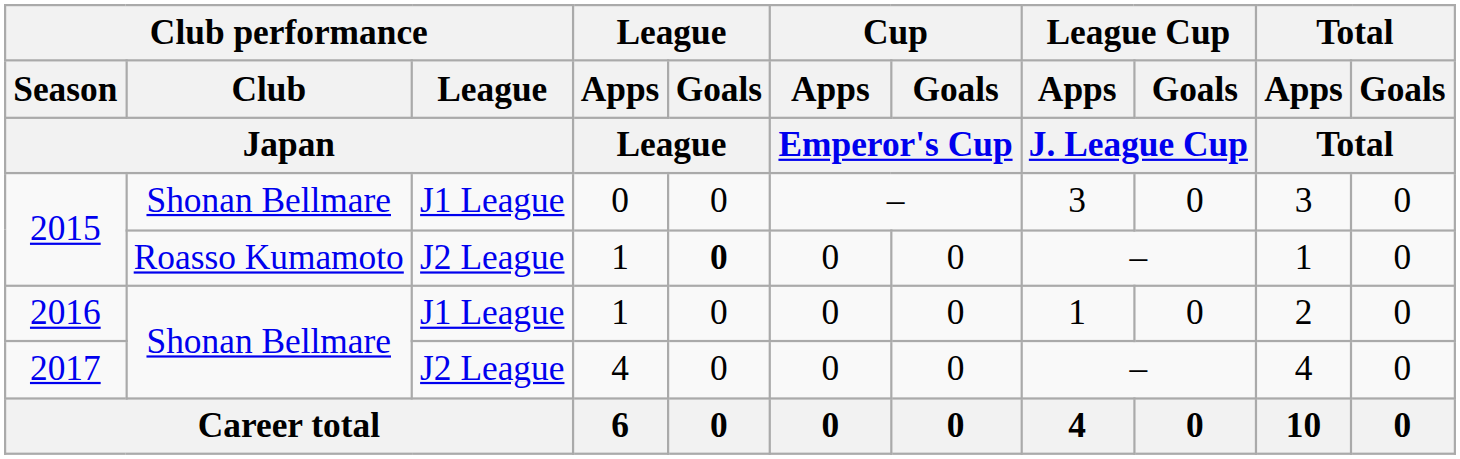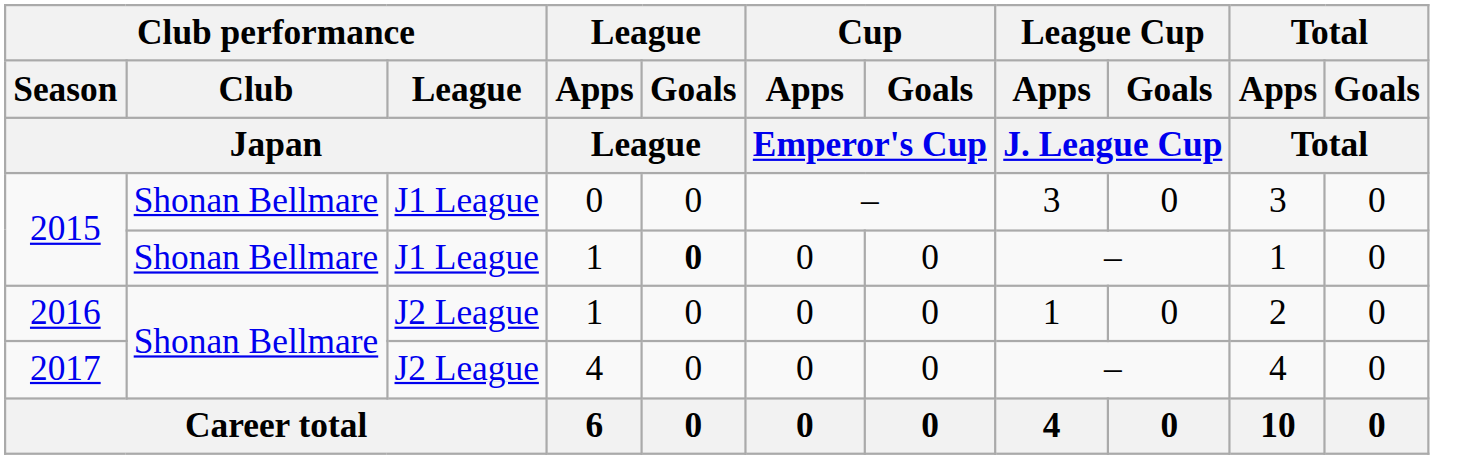(269, 256) Roasso Kumamoto -> (256, 256) Shonan Bellmare
(492, 256) J2 League -> (467, 256) J1 League
(492, 312) J1 League -> (467, 312) J2 League
